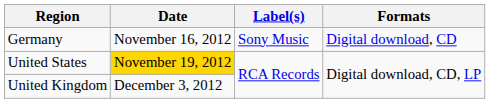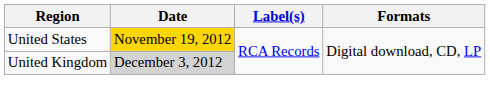- row: (35, 39)
(168, 86) no background -> (168, 62) lightgrey background
